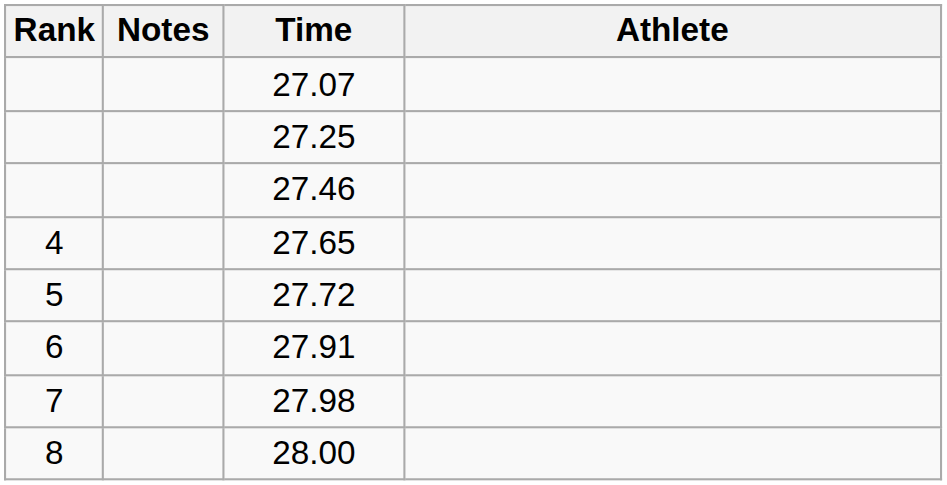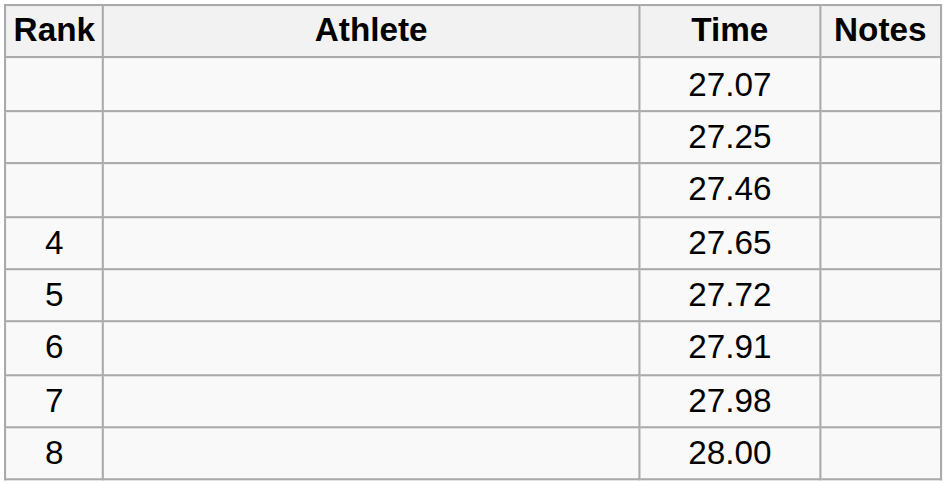columns swapped: (672, 30) <-> (163, 30)
